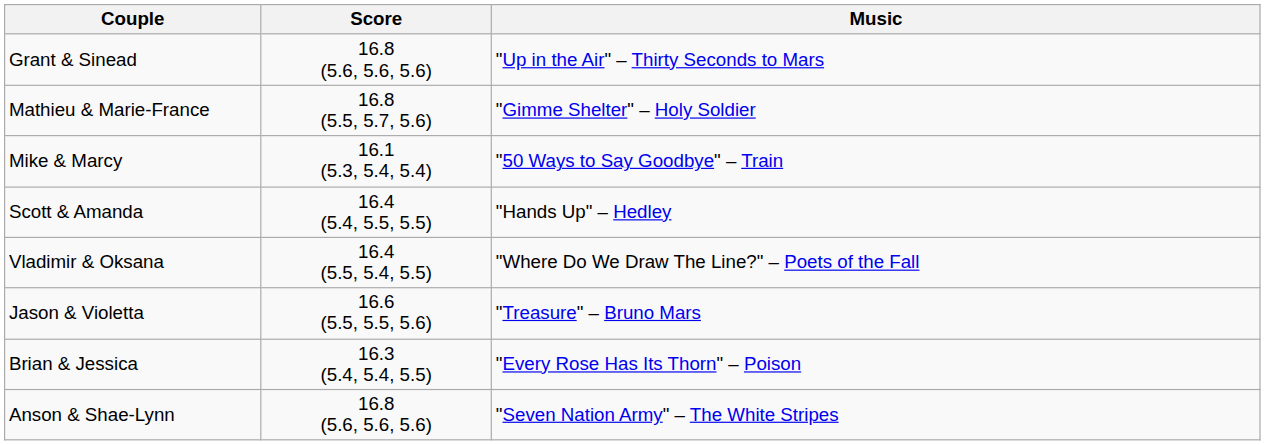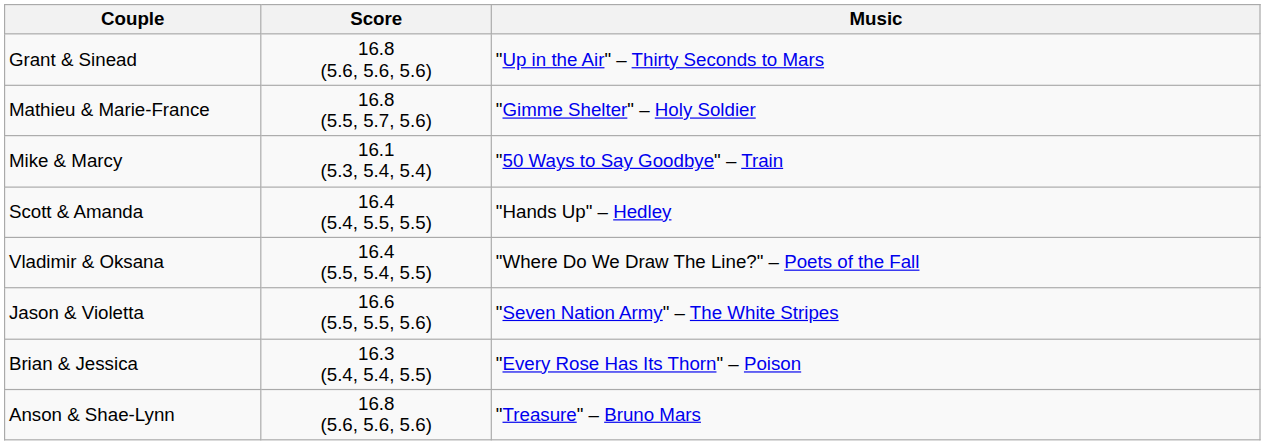(598, 313) "Treasure" – Bruno Mars -> (667, 313) "Seven Nation Army" – The White Stripes
(667, 414) "Seven Nation Army" – The White Stripes -> (598, 414) "Treasure" – Bruno Mars
